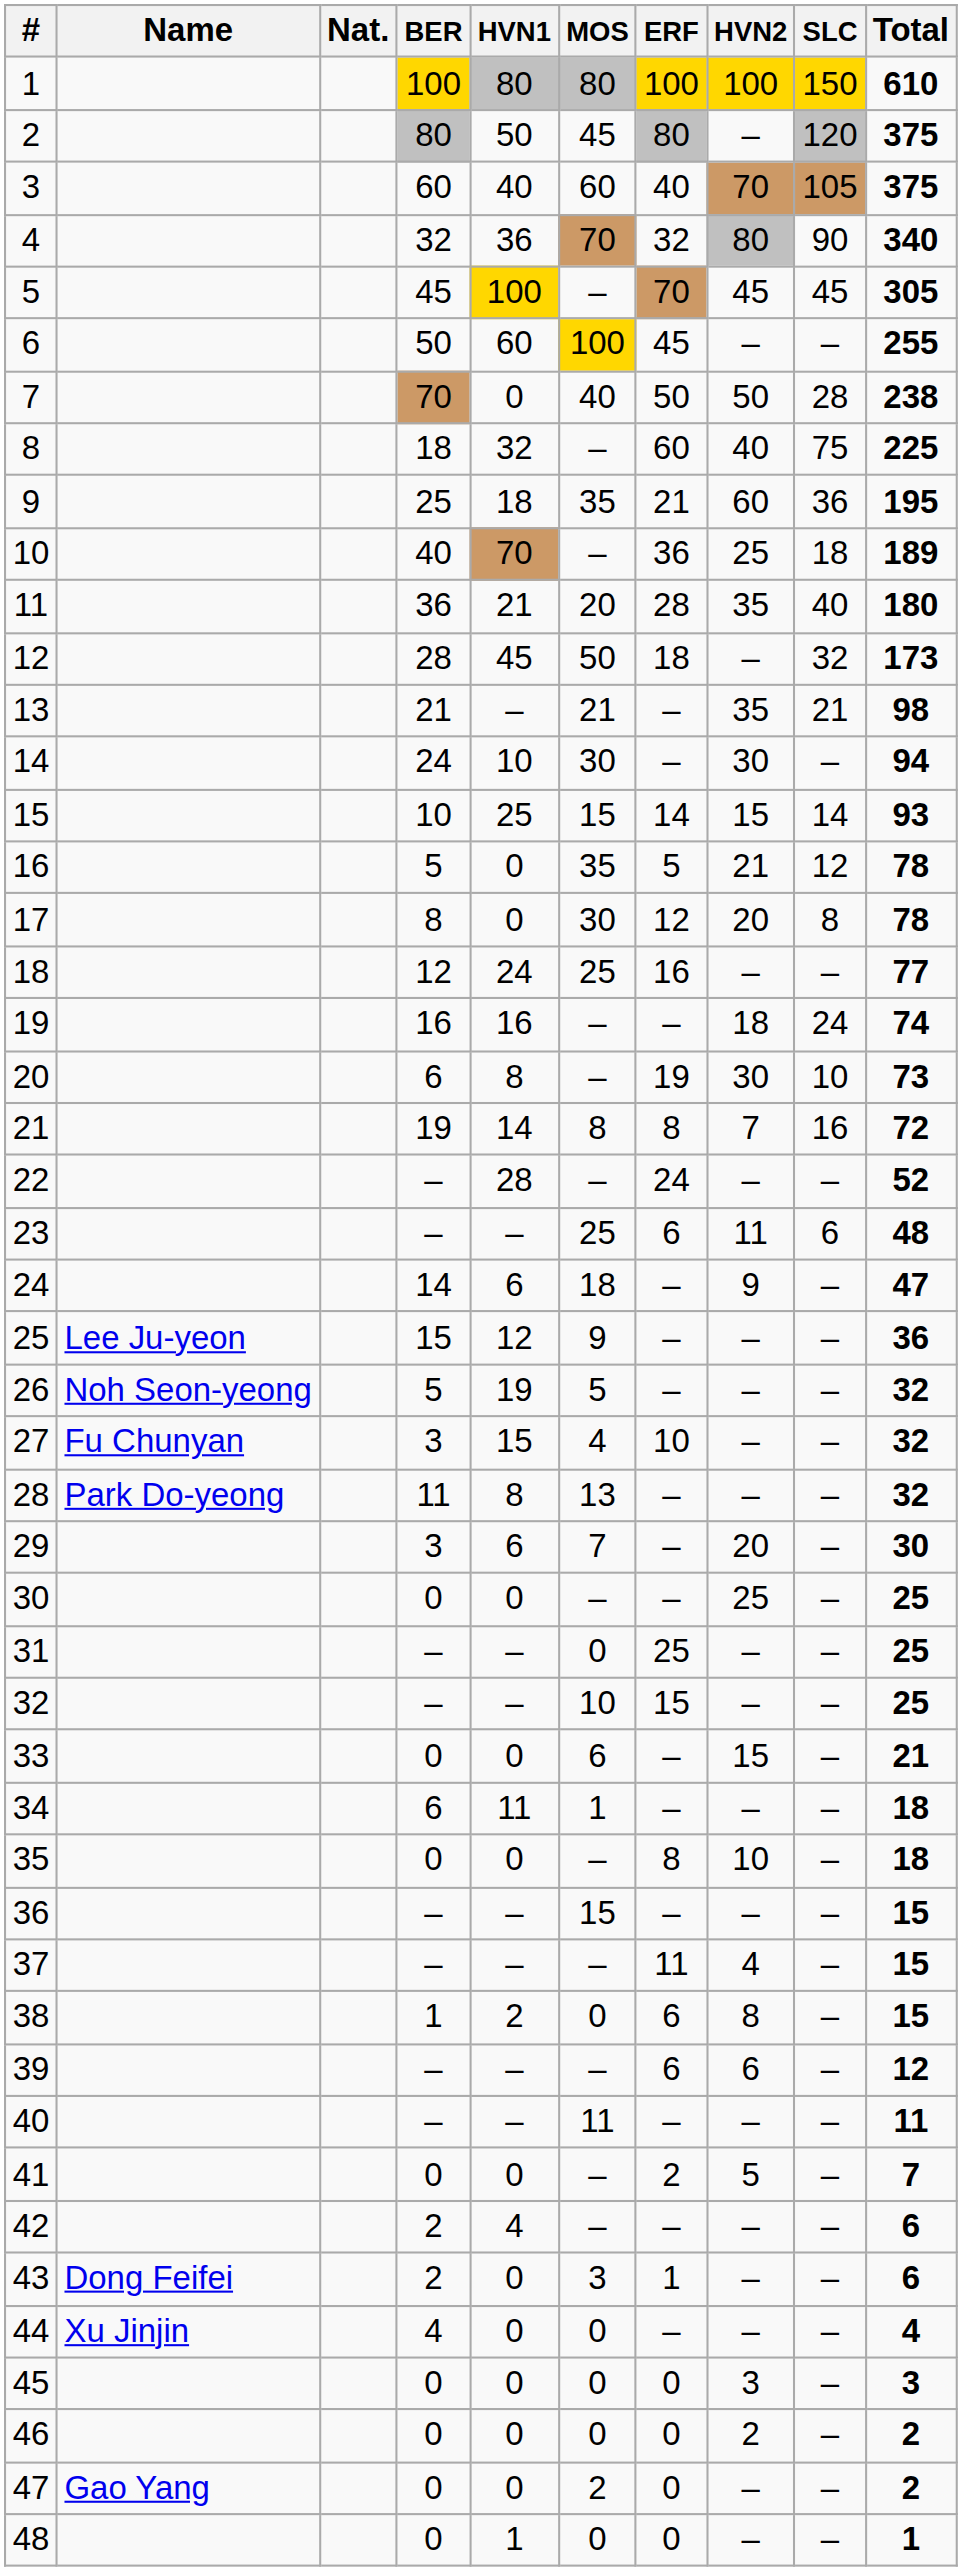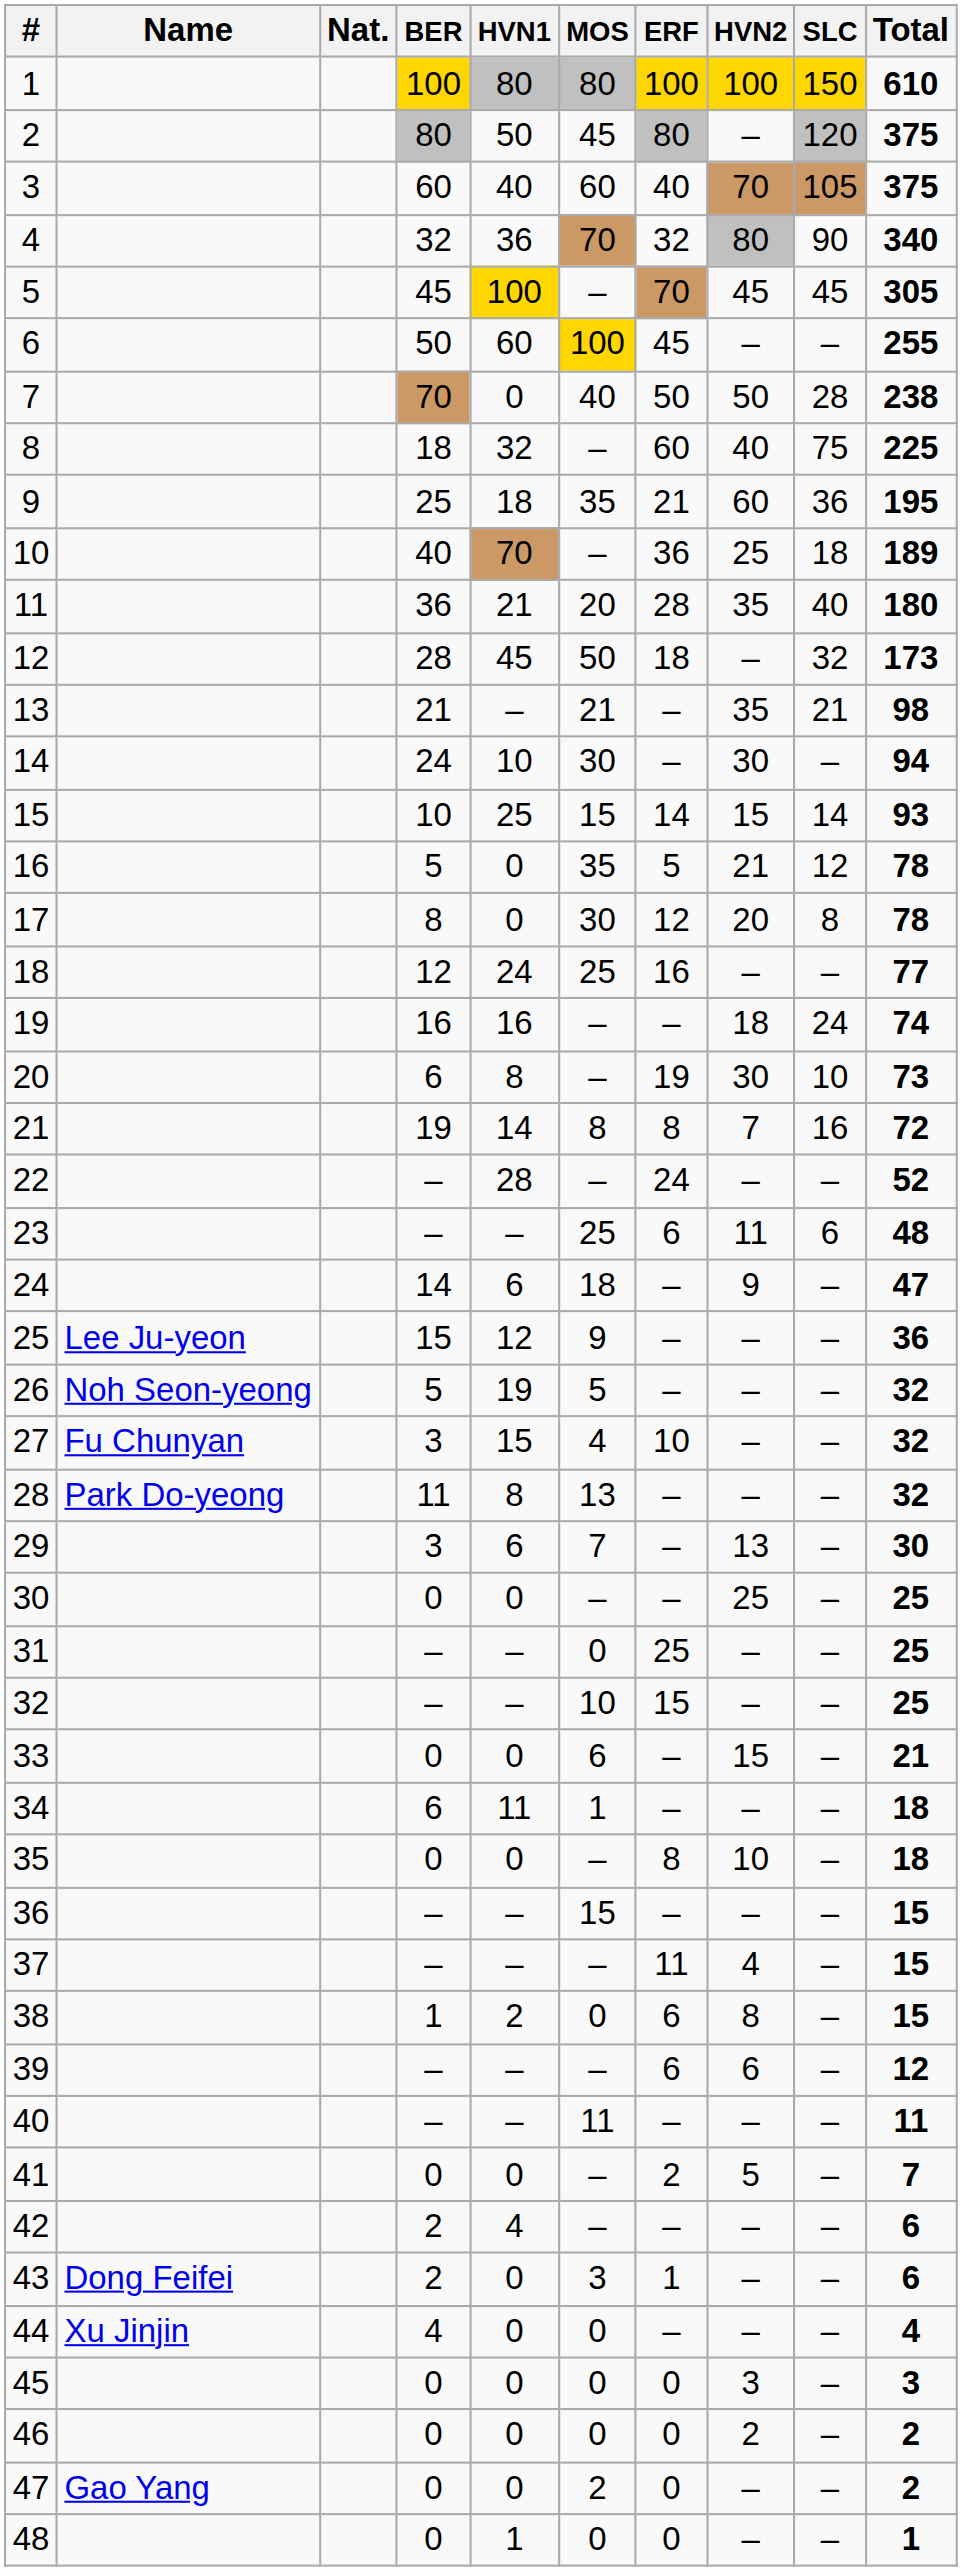(751, 1546) 20 -> (751, 1546) 13
